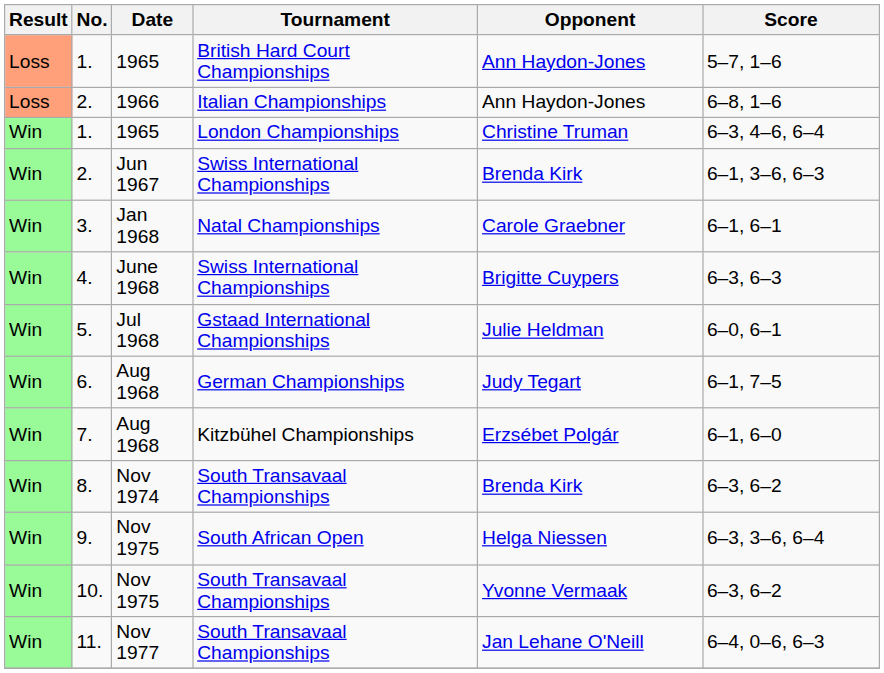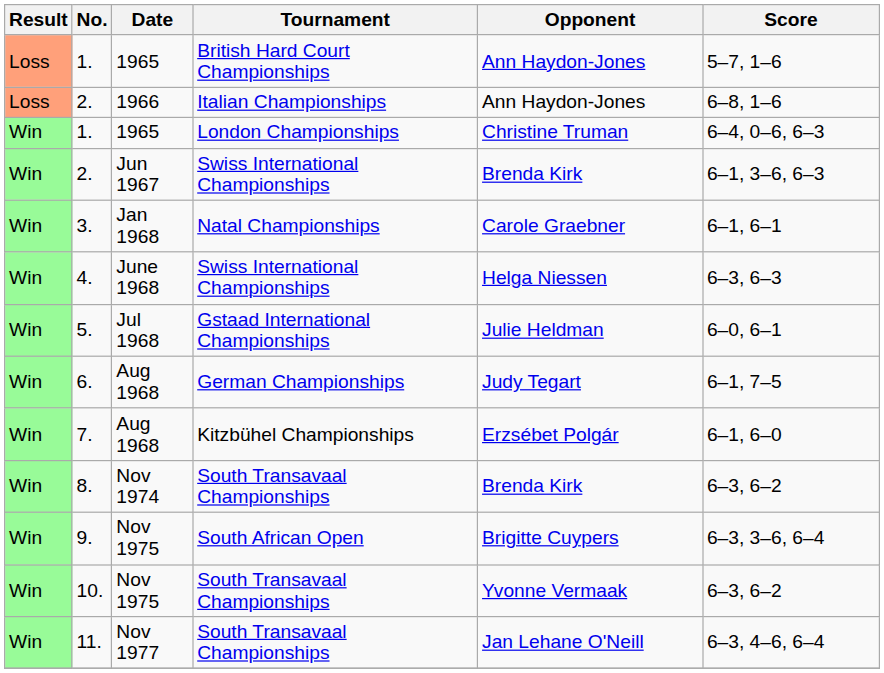(766, 132) 6–3, 4–6, 6–4 -> (766, 132) 6–4, 0–6, 6–3
(550, 278) Brigitte Cuypers -> (544, 278) Helga Niessen
(544, 538) Helga Niessen -> (550, 538) Brigitte Cuypers
(766, 642) 6–4, 0–6, 6–3 -> (766, 642) 6–3, 4–6, 6–4
